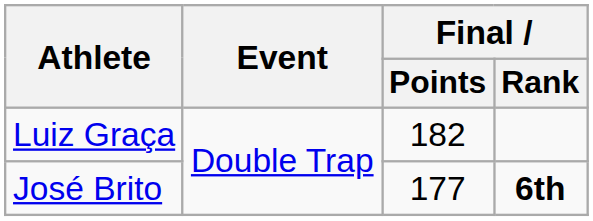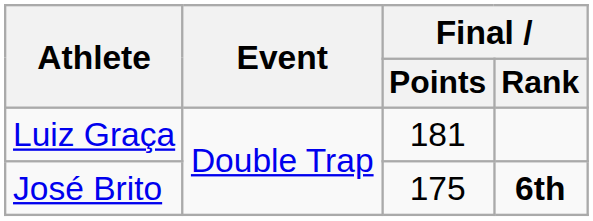(438, 135) 182 -> (438, 135) 181
(438, 188) 177 -> (438, 188) 175
